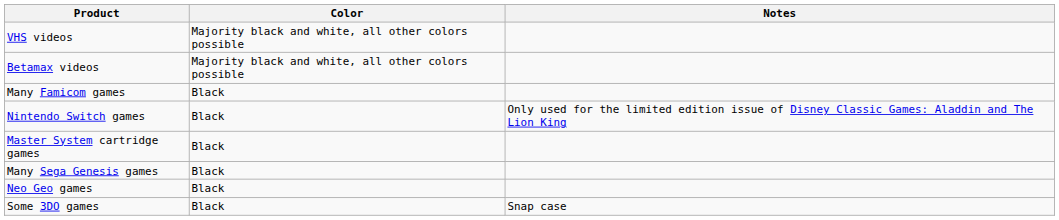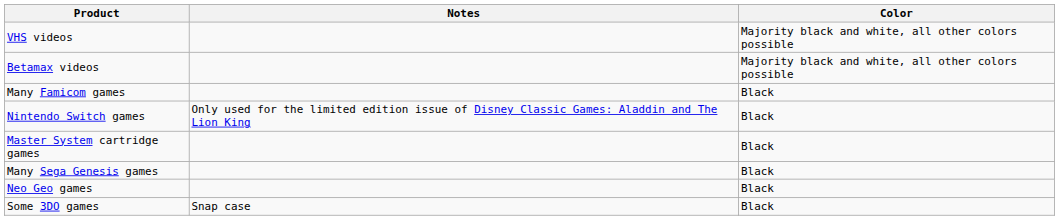columns swapped: (347, 13) <-> (780, 13)
